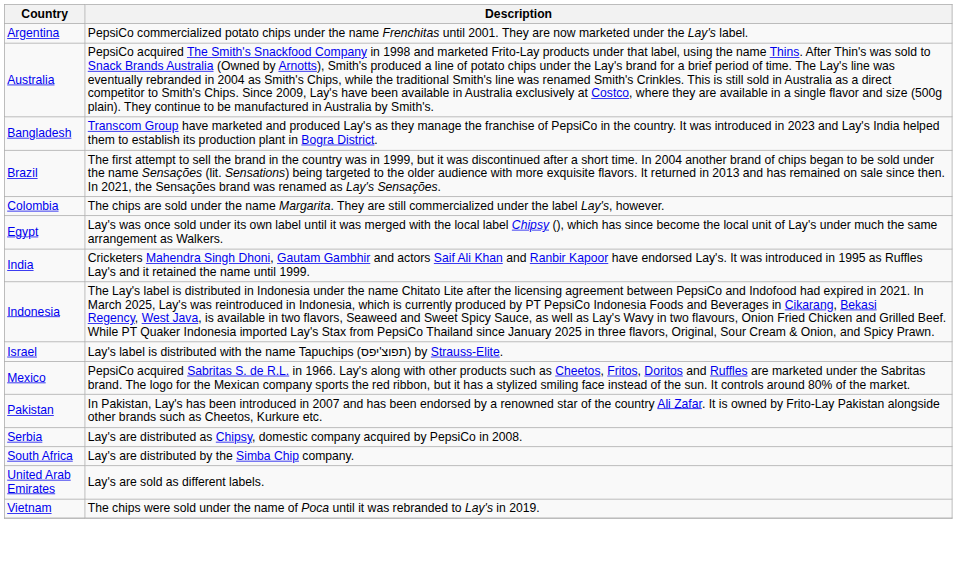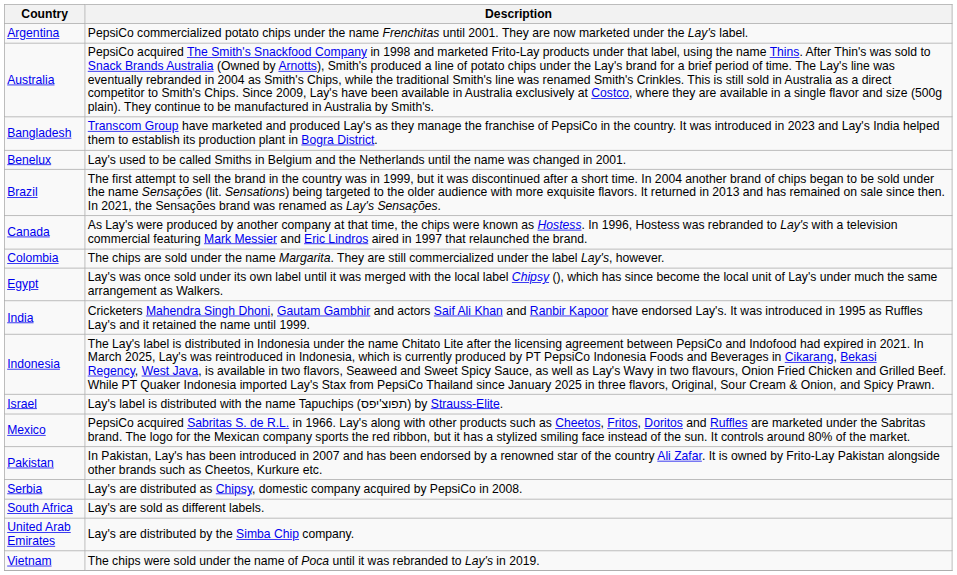+ row: (29, 159)
+ row: (28, 232)
(221, 456) Lay's are distributed by the Simba Chip company. -> (176, 508) Lay's are sold as different labels.
(176, 482) Lay's are sold as different labels. -> (221, 534) Lay's are distributed by the Simba Chip company.
